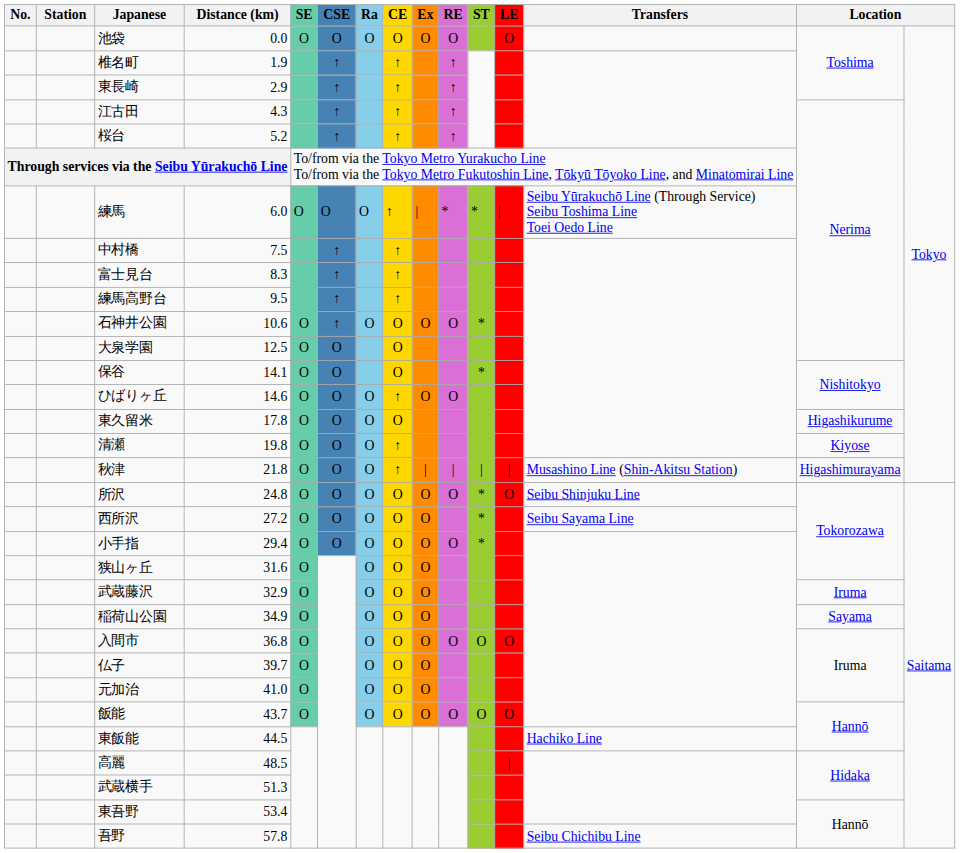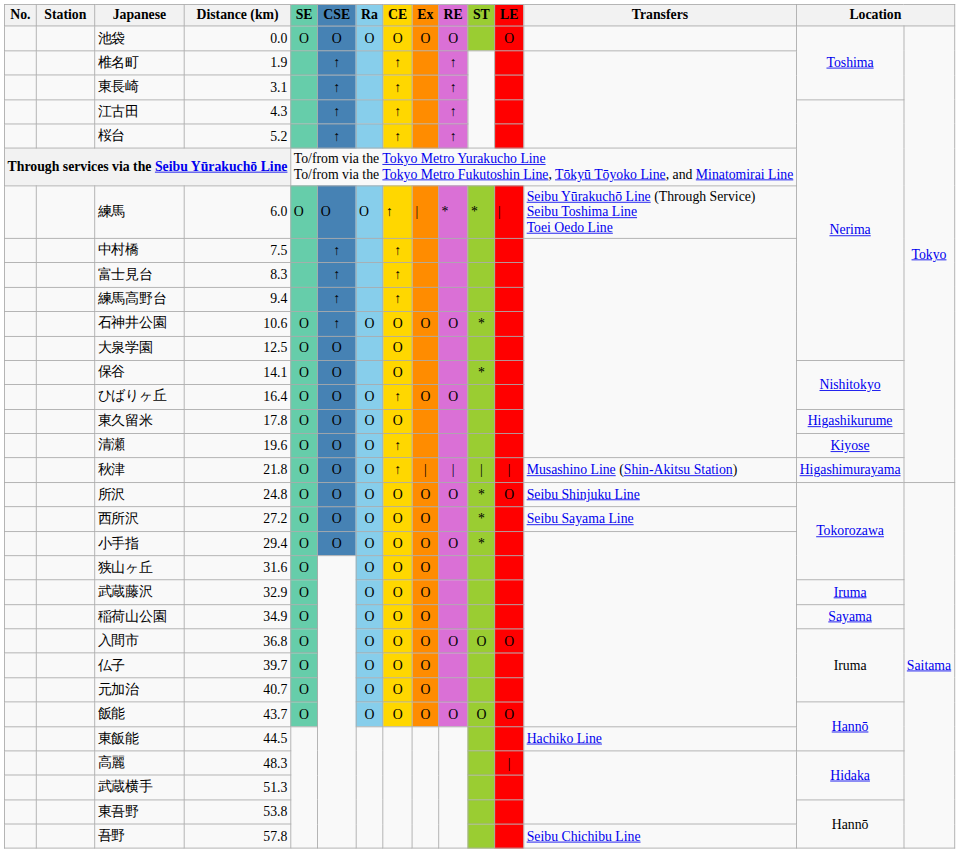(279, 87) 2.9 -> (279, 87) 3.1
(279, 299) 9.5 -> (279, 299) 9.4
(275, 397) 14.6 -> (275, 397) 16.4
(275, 445) 19.8 -> (275, 445) 19.6
(275, 689) 41.0 -> (275, 689) 40.7
(275, 763) 48.5 -> (275, 763) 48.3
(275, 811) 53.4 -> (275, 811) 53.8
